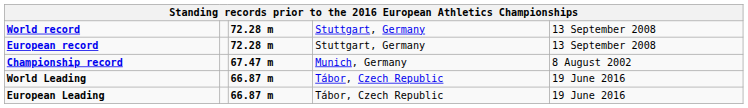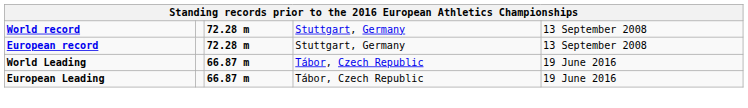- row: (65, 62)
